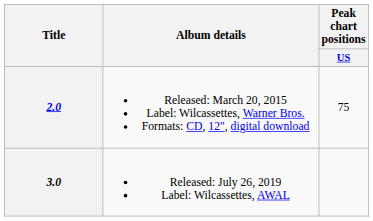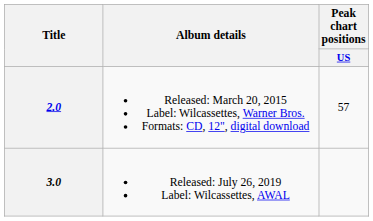(344, 107) 75 -> (344, 107) 57
